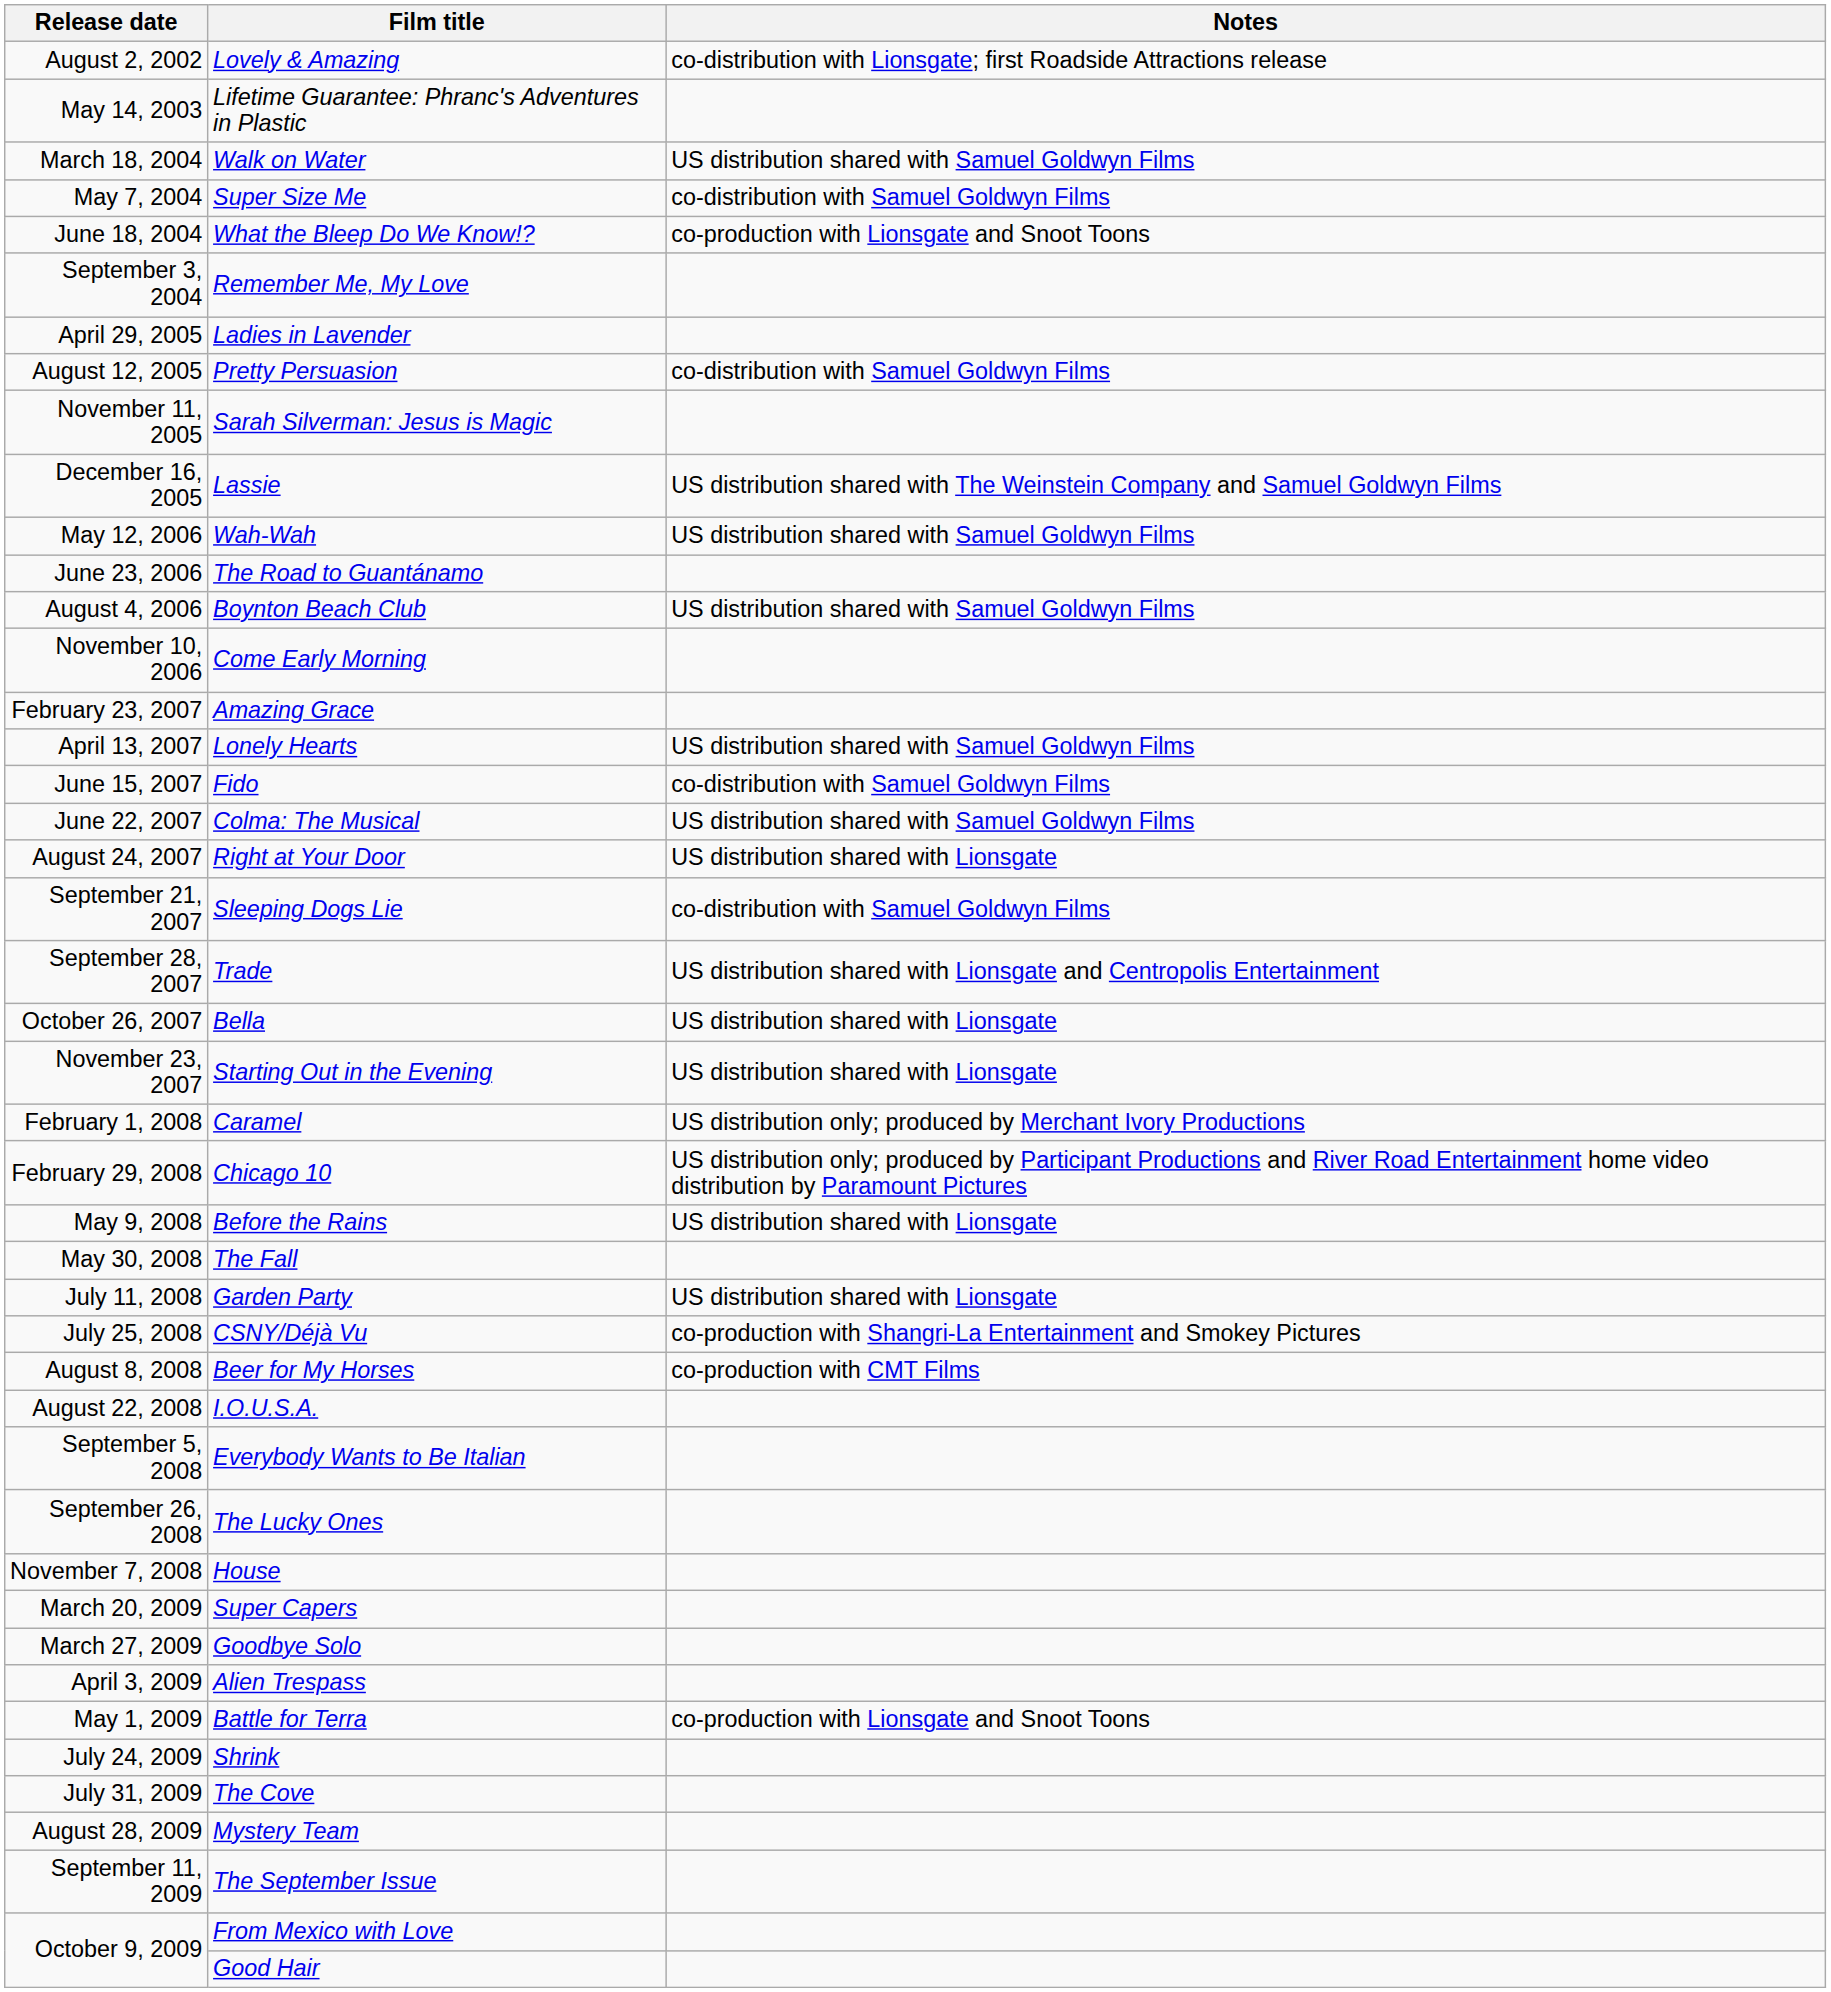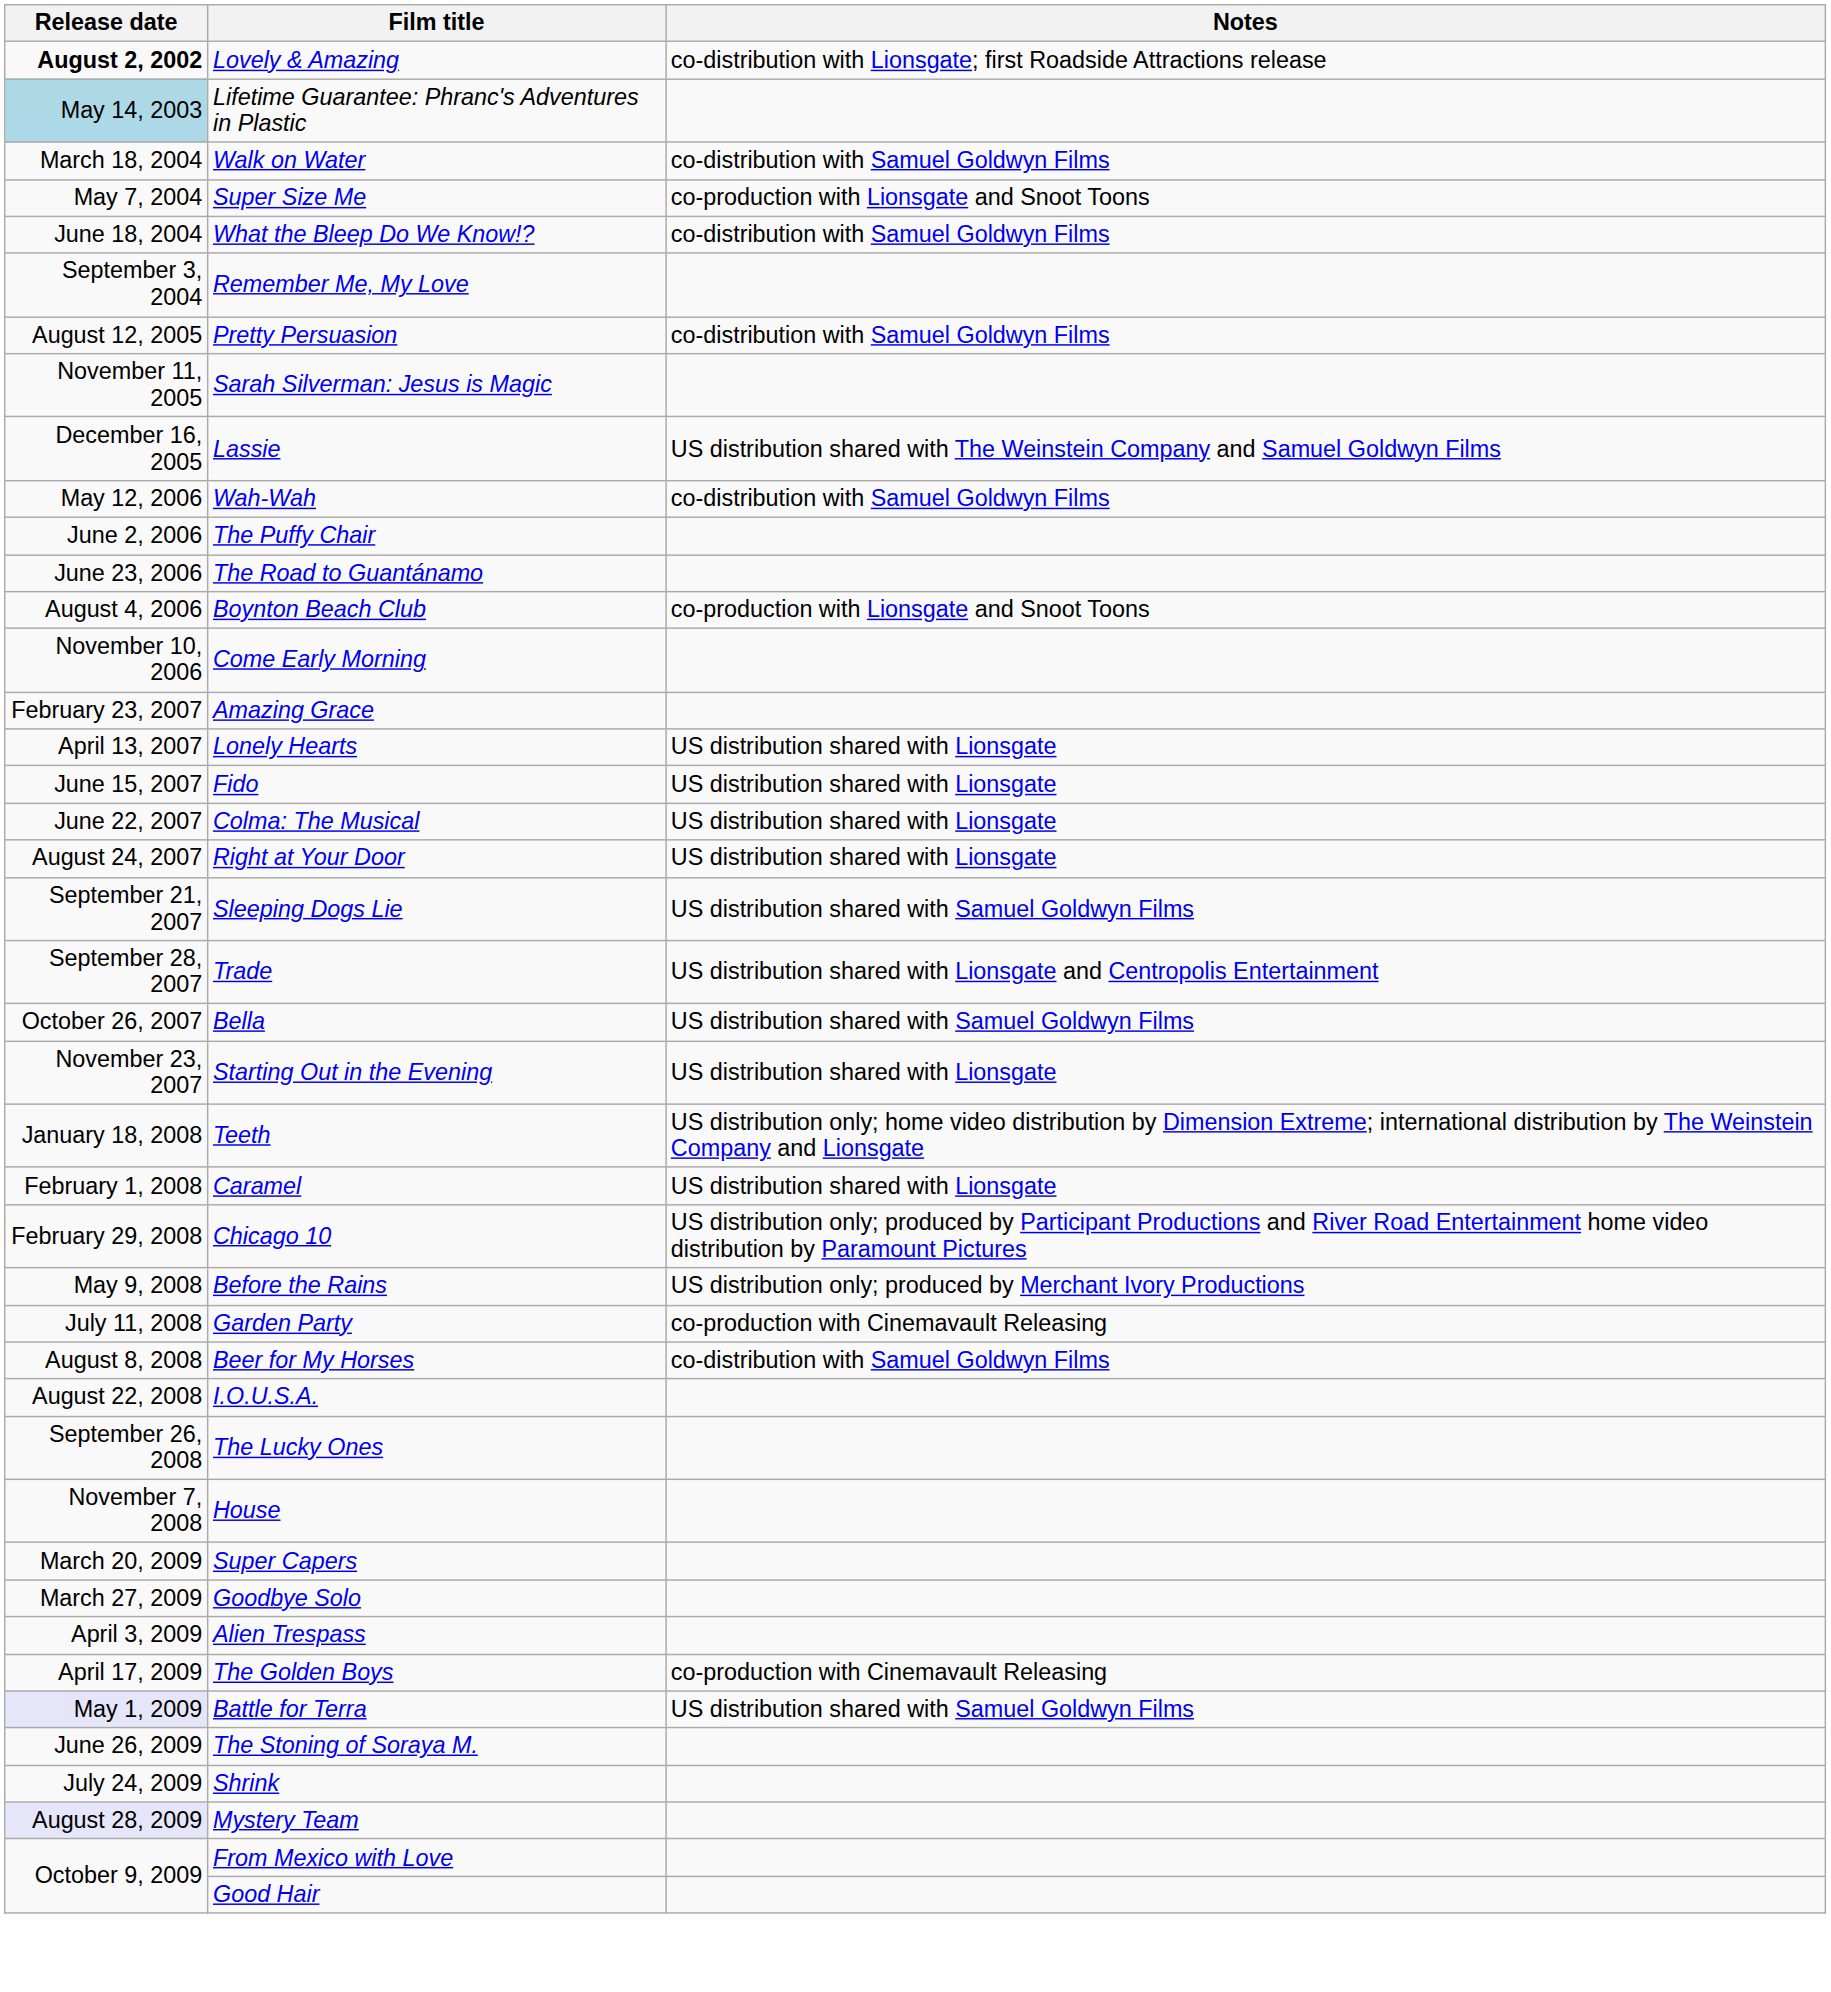(124, 60) normal -> (120, 60) bold
(132, 110) no background -> (131, 110) lightblue background
(933, 160) US distribution shared with Samuel Goldwyn Films -> (890, 160) co-distribution with Samuel Goldwyn Films
(891, 197) co-distribution with Samuel Goldwyn Films -> (910, 197) co-production with Lionsgate and Snoot Toons
(911, 234) co-production with Lionsgate and Snoot Toons -> (890, 234) co-distribution with Samuel Goldwyn Films
- row: (312, 334)
(933, 535) US distribution shared with Samuel Goldwyn Films -> (890, 498) co-distribution with Samuel Goldwyn Films
+ row: (294, 535)
(933, 609) US distribution shared with Samuel Goldwyn Films -> (910, 609) co-production with Lionsgate and Snoot Toons
(933, 747) US distribution shared with Samuel Goldwyn Films -> (864, 747) US distribution shared with Lionsgate
(891, 784) co-distribution with Samuel Goldwyn Films -> (864, 784) US distribution shared with Lionsgate
(933, 821) US distribution shared with Samuel Goldwyn Films -> (864, 821) US distribution shared with Lionsgate
(891, 908) co-distribution with Samuel Goldwyn Films -> (932, 908) US distribution shared with Samuel Goldwyn Films
(864, 1022) US distribution shared with Lionsgate -> (932, 1022) US distribution shared with Samuel Goldwyn Films
+ row: (242, 1135)
(988, 1122) US distribution only; produced by Merchant Ivory Productions -> (864, 1185) US distribution shared with Lionsgate
(864, 1222) US distribution shared with Lionsgate -> (988, 1286) US distribution only; produced by Merchant Ivory Productions
- row: (255, 1259)
(864, 1296) US distribution shared with Lionsgate -> (889, 1323) co-production with Cinemavault Releasing
- row: (290, 1333)
(826, 1370) co-production with CMT Films -> (890, 1360) co-distribution with Samuel Goldwyn Films
- row: (369, 1458)
+ row: (303, 1672)
(138, 1719) no background -> (138, 1709) lavender background
(911, 1719) co-production with Lionsgate and Snoot Toons -> (932, 1709) US distribution shared with Samuel Goldwyn Films
+ row: (345, 1746)
- row: (264, 1794)
(117, 1831) no background -> (117, 1820) lavender background
- row: (325, 1881)
